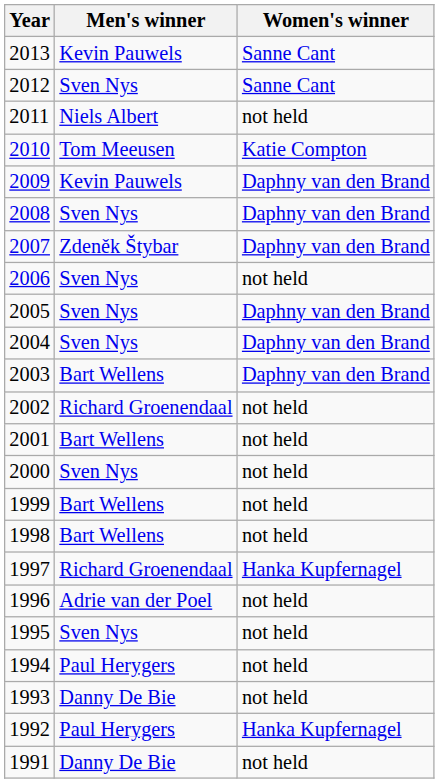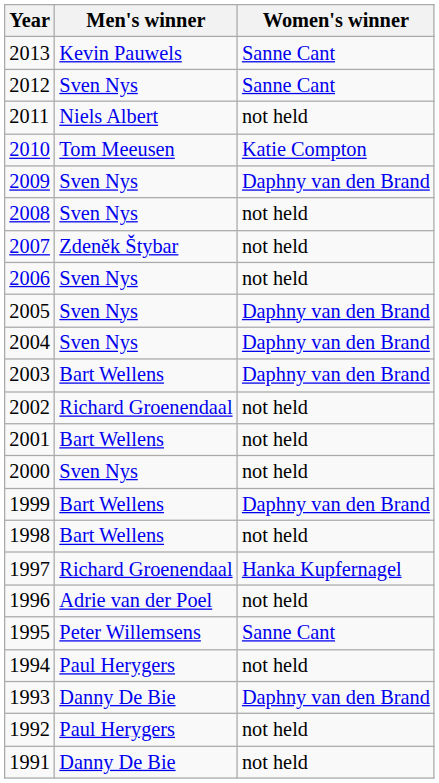(121, 181) Kevin Pauwels -> (99, 181) Sven Nys
(336, 213) Daphny van den Brand -> (275, 213) not held
(336, 246) Daphny van den Brand -> (275, 246) not held
(275, 504) not held -> (336, 504) Daphny van den Brand
(99, 632) Sven Nys -> (130, 632) Peter Willemsens
(275, 632) not held -> (288, 632) Sanne Cant
(275, 697) not held -> (336, 697) Daphny van den Brand
(322, 729) Hanka Kupfernagel -> (275, 729) not held
